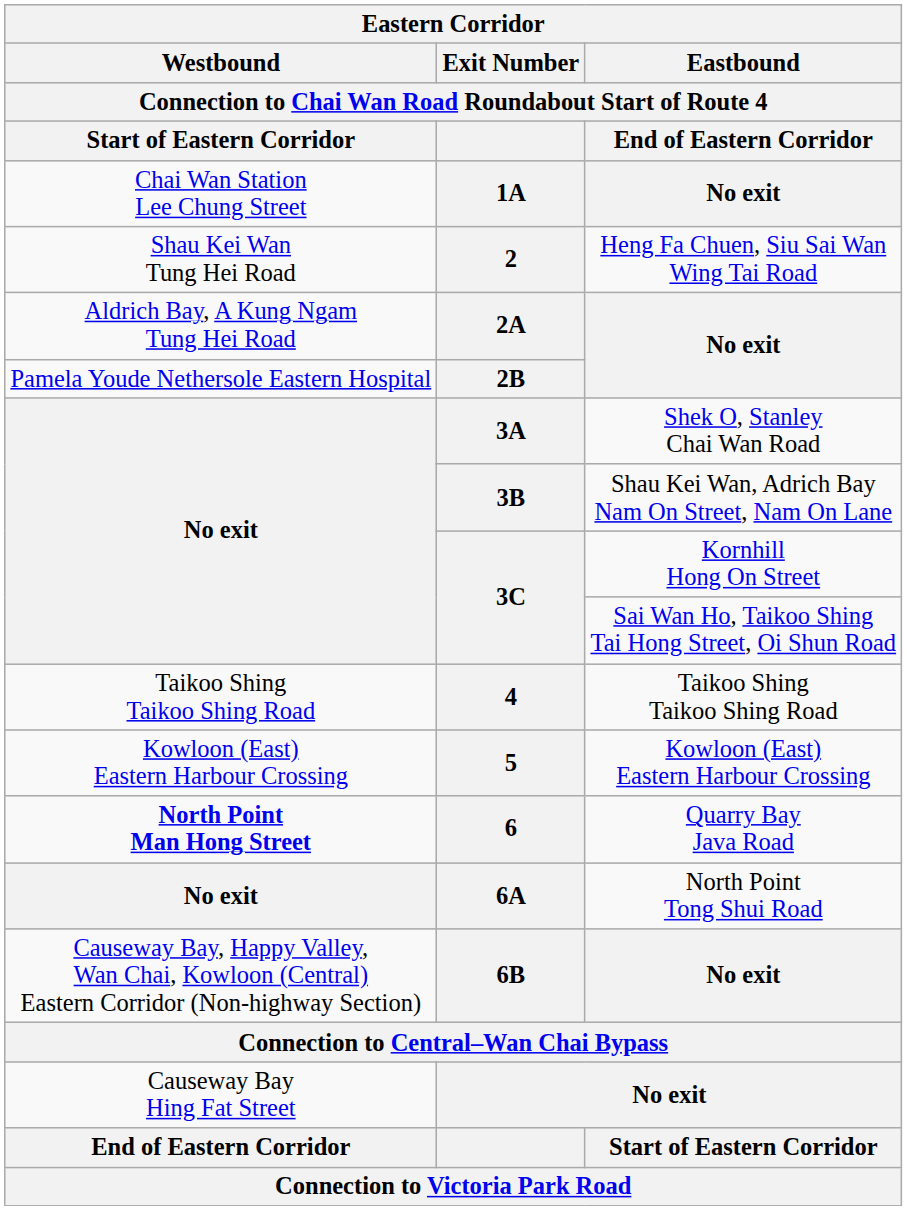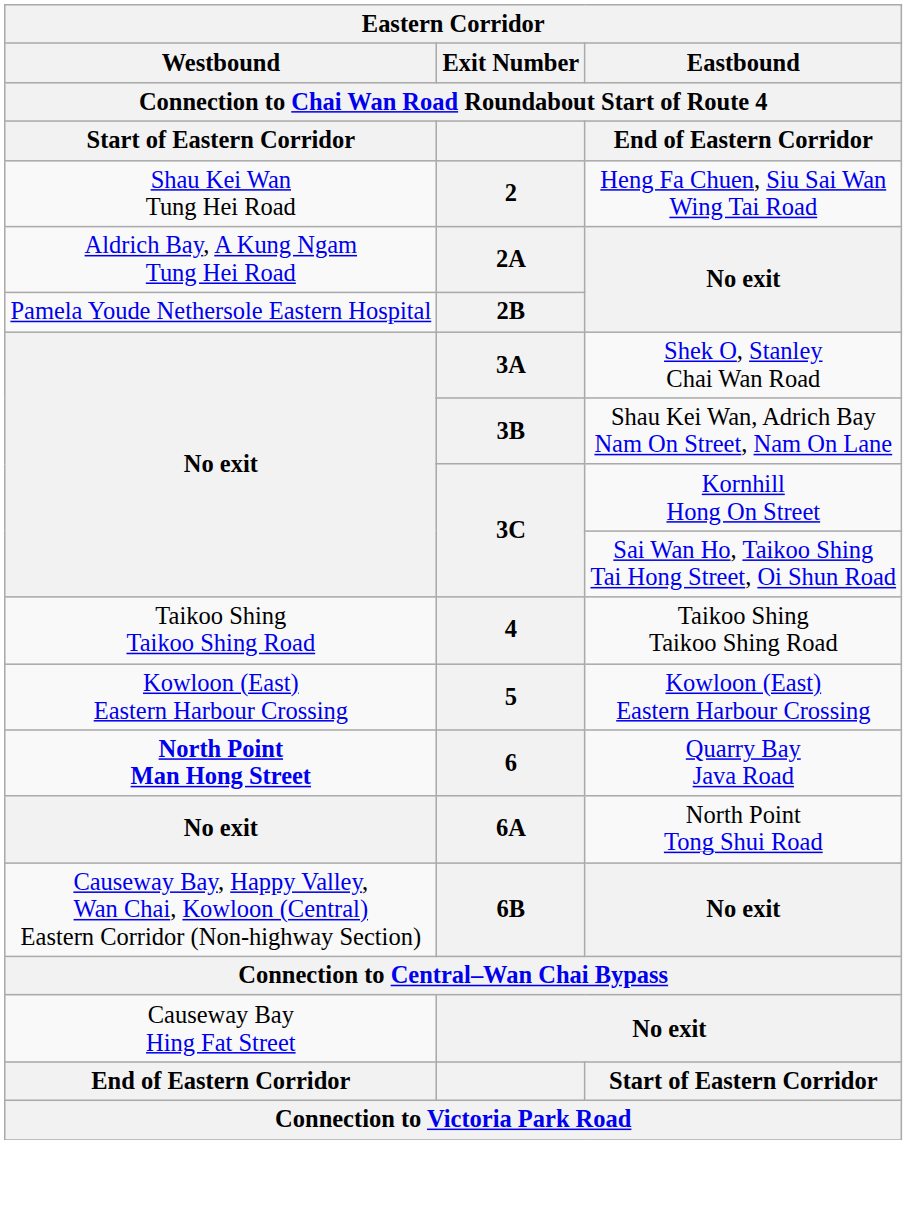- row: (511, 192)
